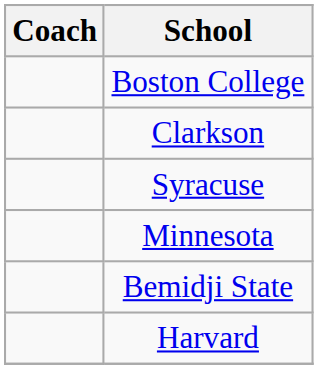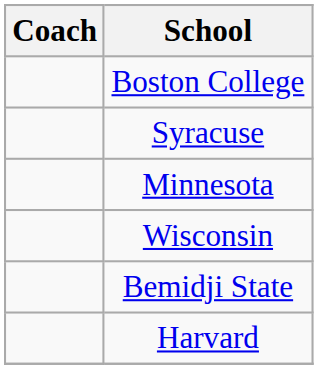- row: (208, 133)
+ row: (208, 235)
